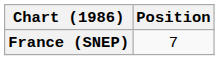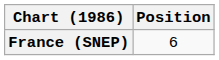(173, 42) 7 -> (173, 42) 6
